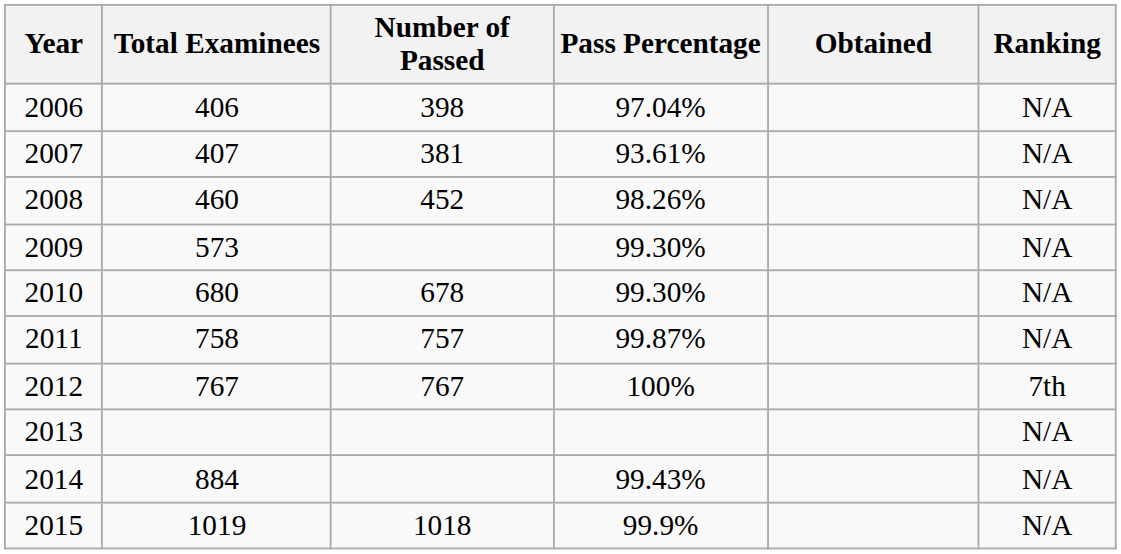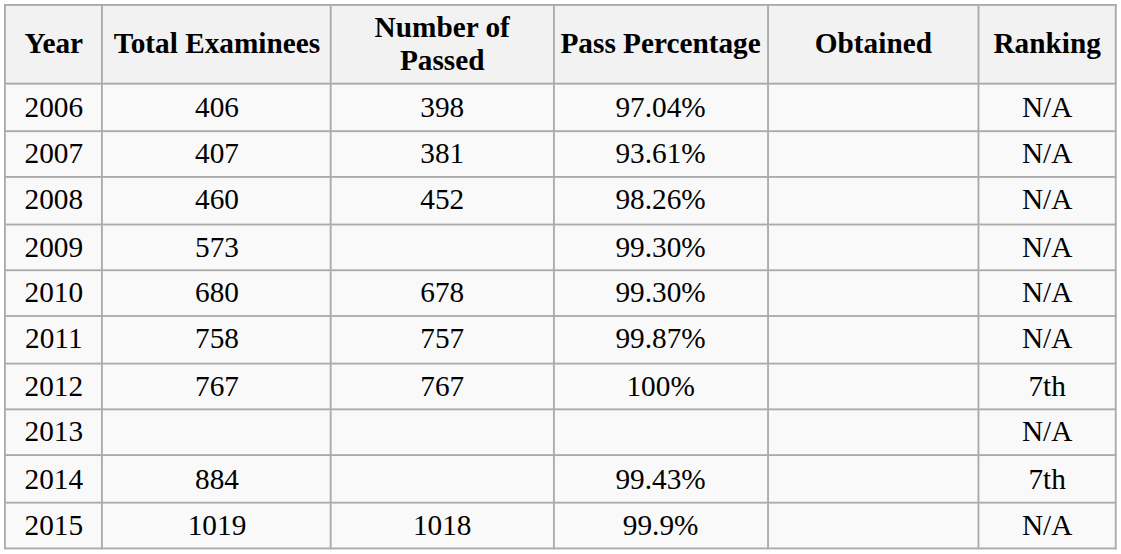(1047, 478) N/A -> (1047, 478) 7th
